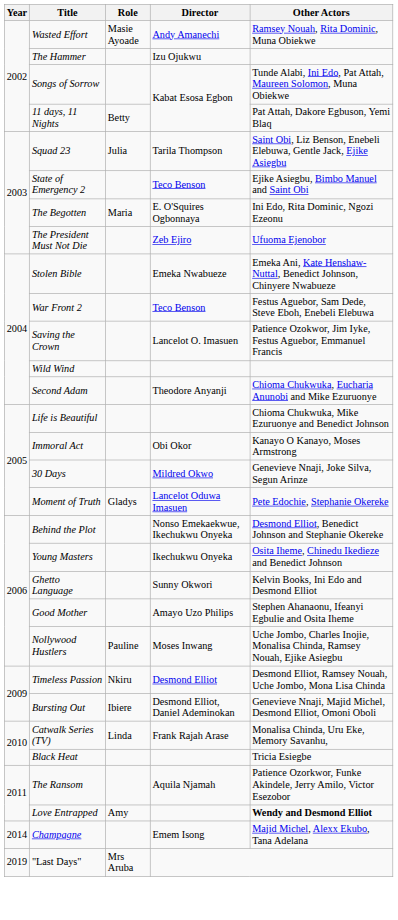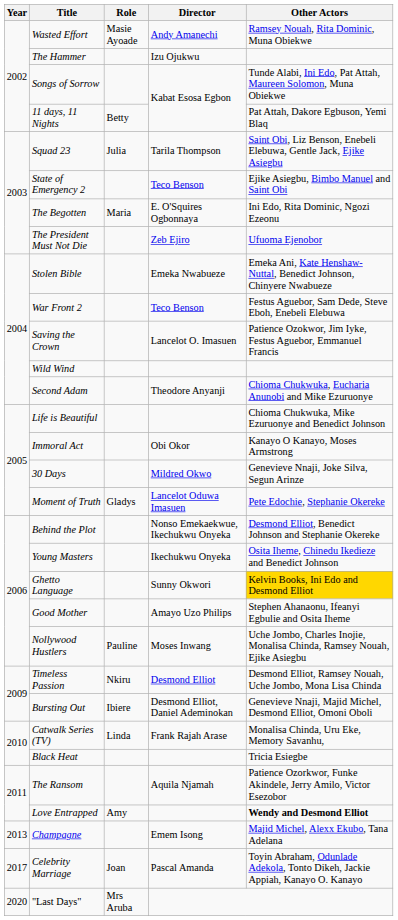(307, 585) no background -> (303, 585) gold background
(17, 834) 2014 -> (17, 834) 2013
+ row: (52, 868)
(17, 862) 2019 -> (17, 901) 2020
